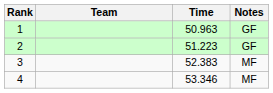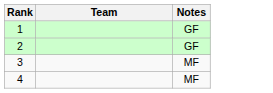- column: (201, 12)
